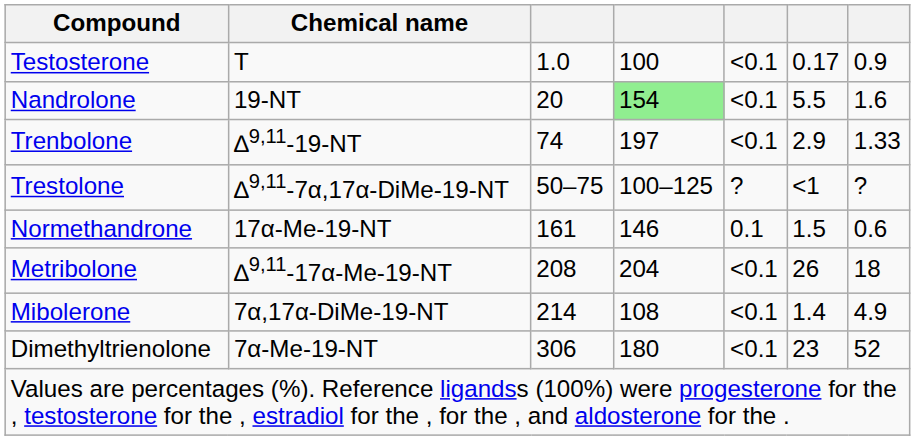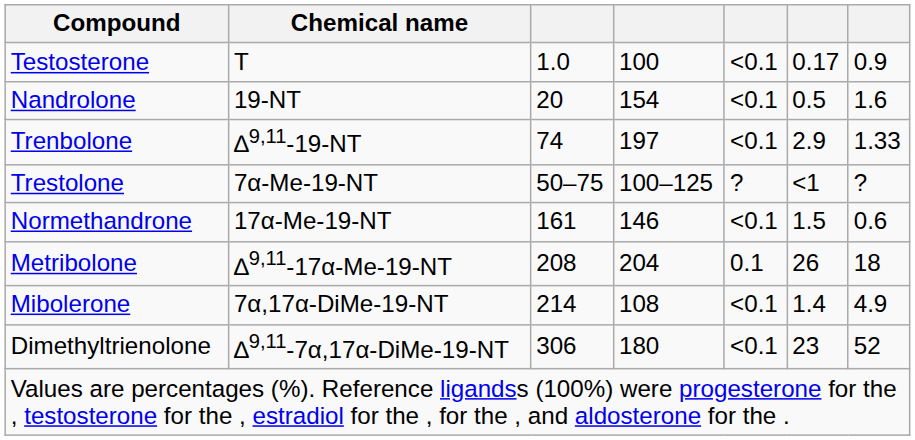(639, 100) lightgreen background -> (639, 100) no background
(809, 100) 5.5 -> (809, 100) 0.5
(371, 186) ∆9,11-7α,17α-DiMe-19-NT -> (306, 183) 7α-Me-19-NT
(747, 228) 0.1 -> (754, 221) <0.1
(754, 269) <0.1 -> (747, 263) 0.1
(306, 349) 7α-Me-19-NT -> (371, 346) ∆9,11-7α,17α-DiMe-19-NT
